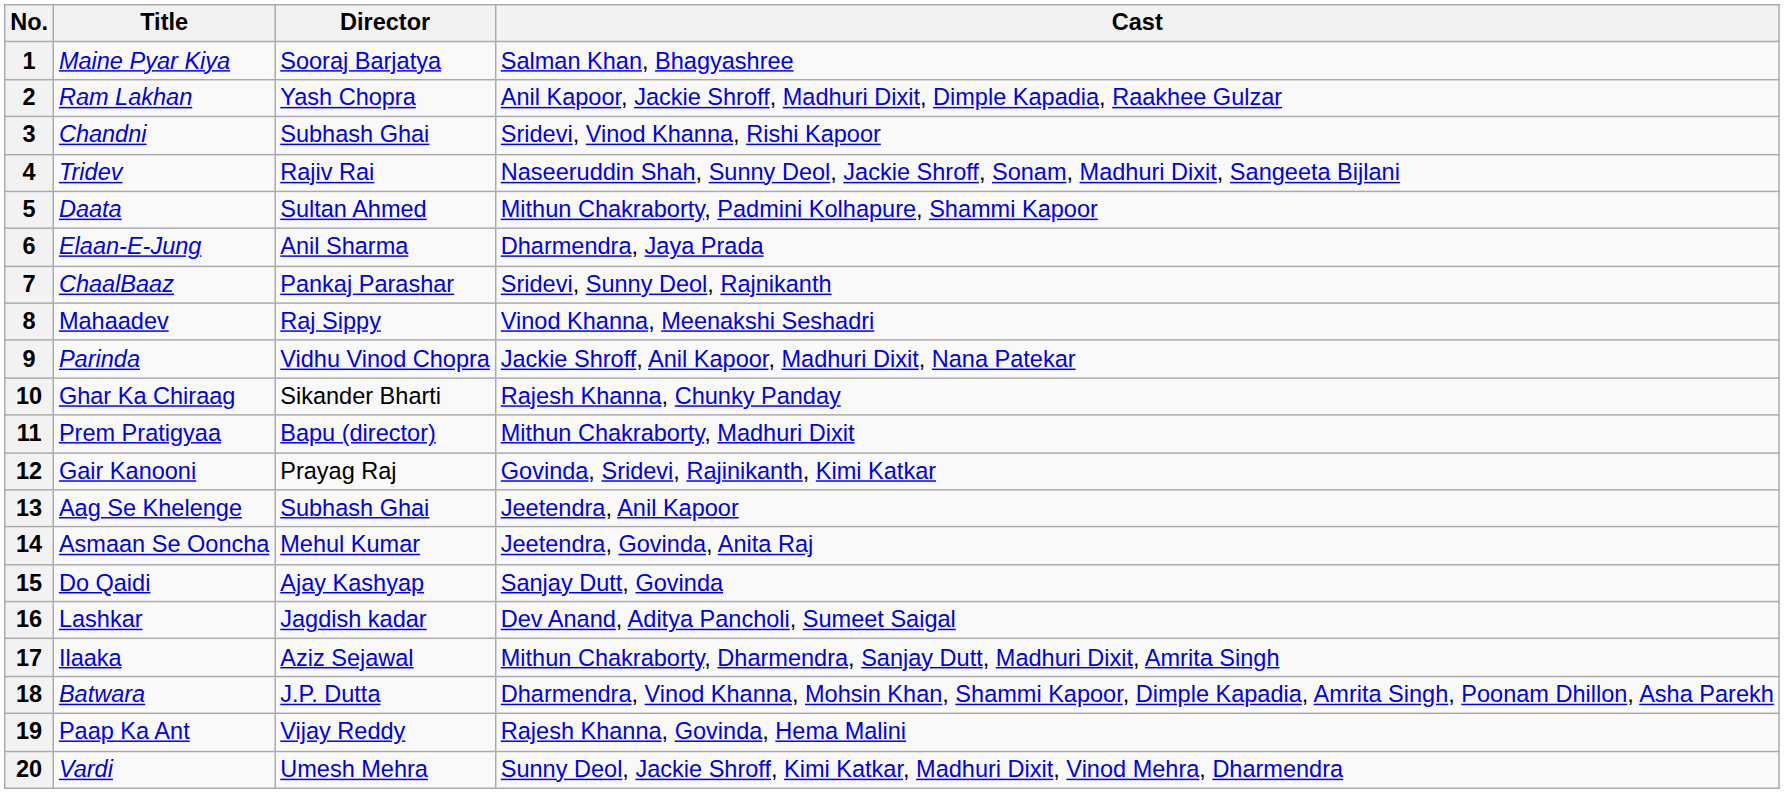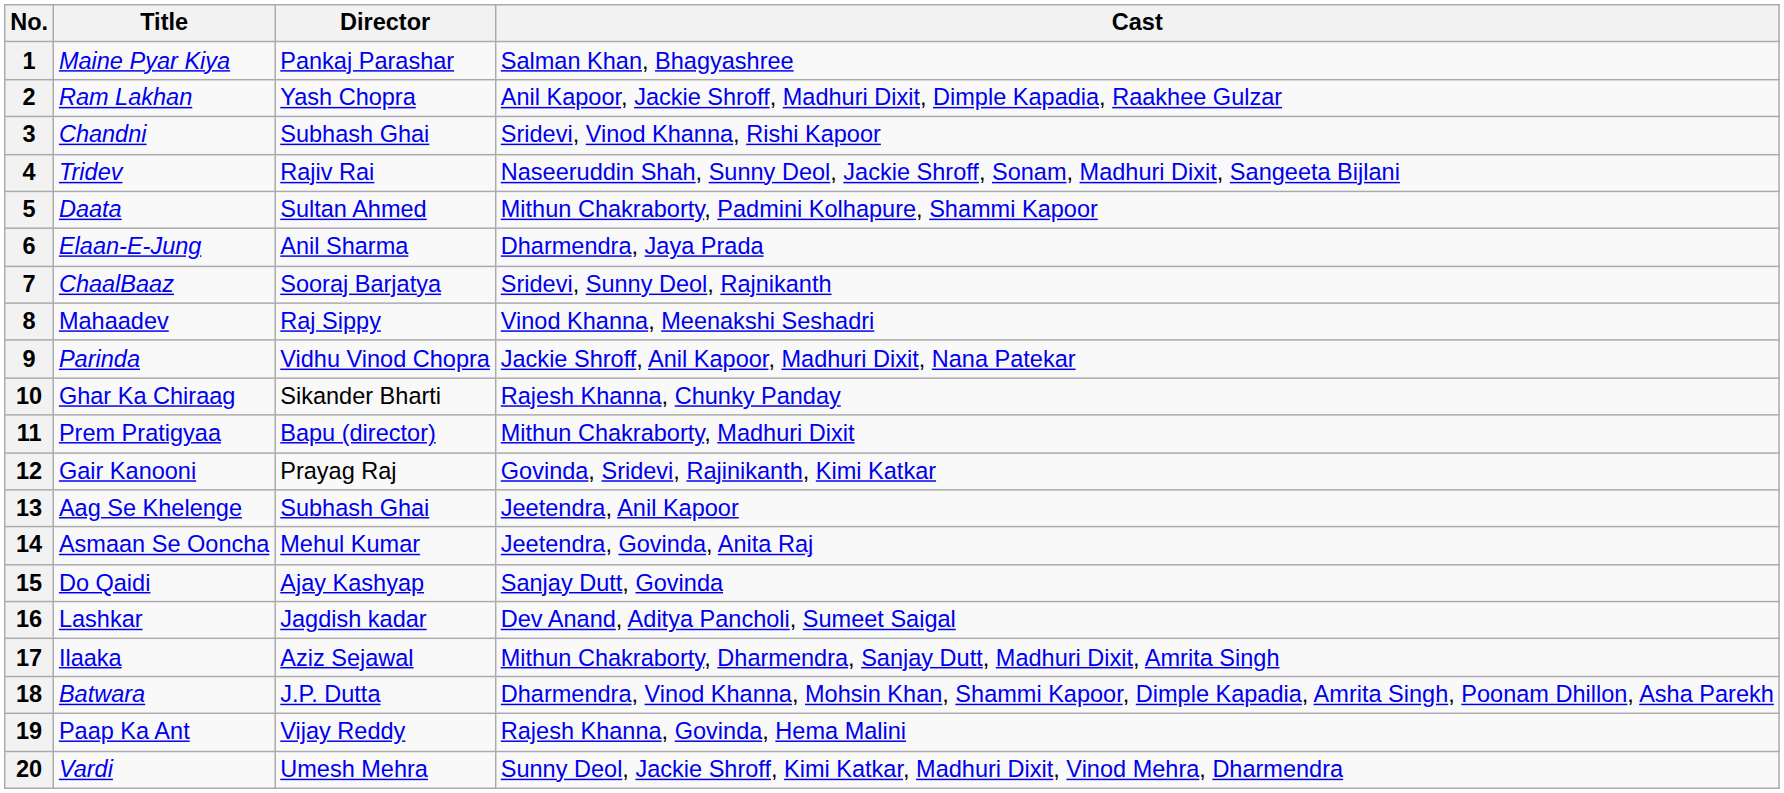(361, 60) Sooraj Barjatya -> (367, 60) Pankaj Parashar
(367, 284) Pankaj Parashar -> (361, 284) Sooraj Barjatya
